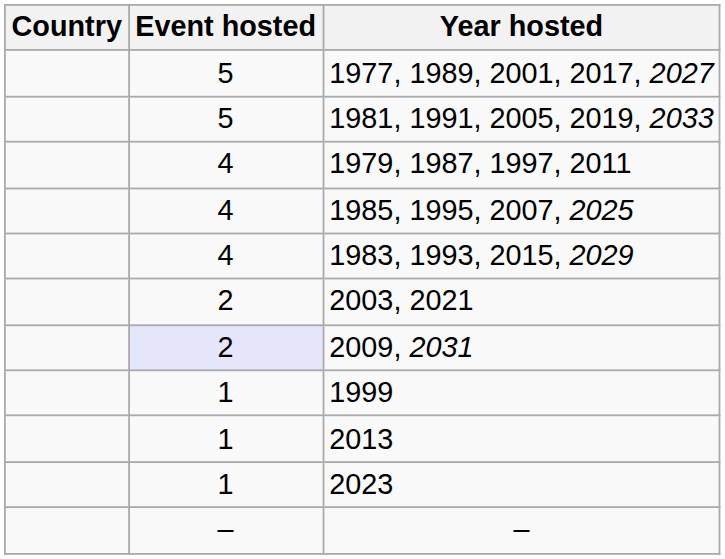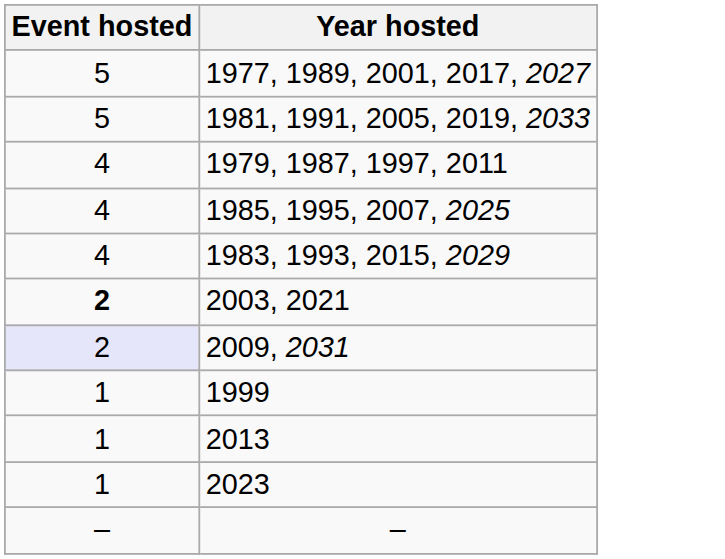- column: (67, 27)
(226, 301) normal -> (102, 301) bold
